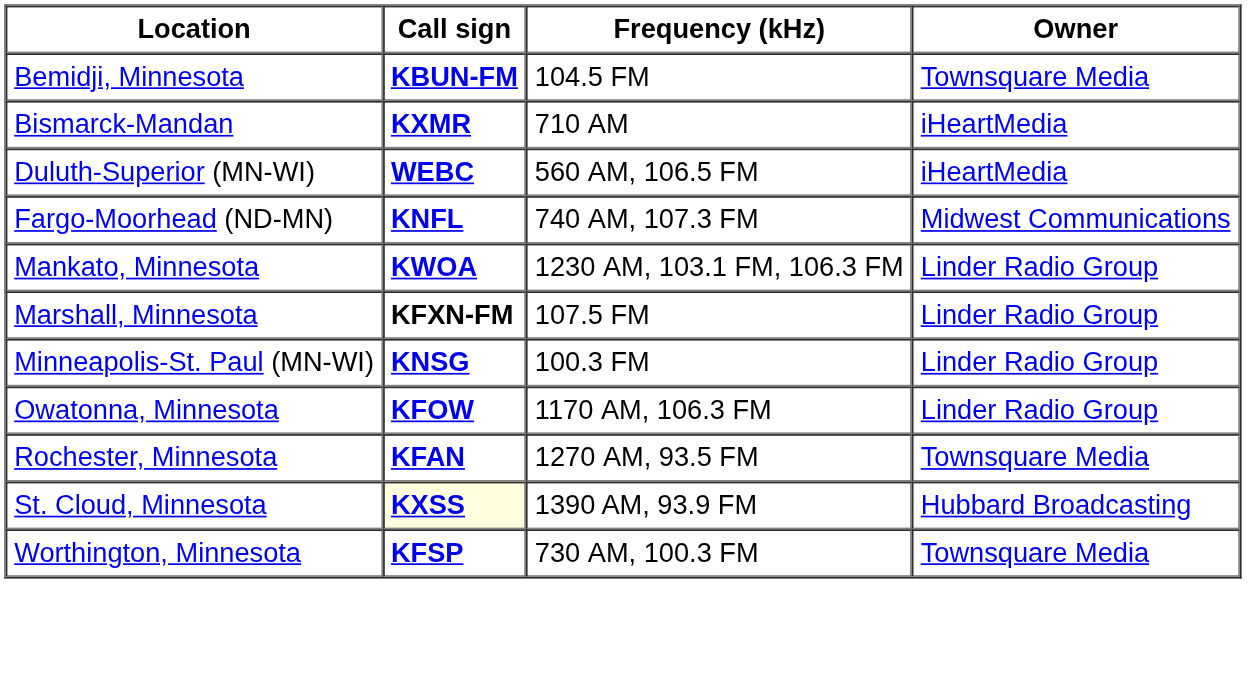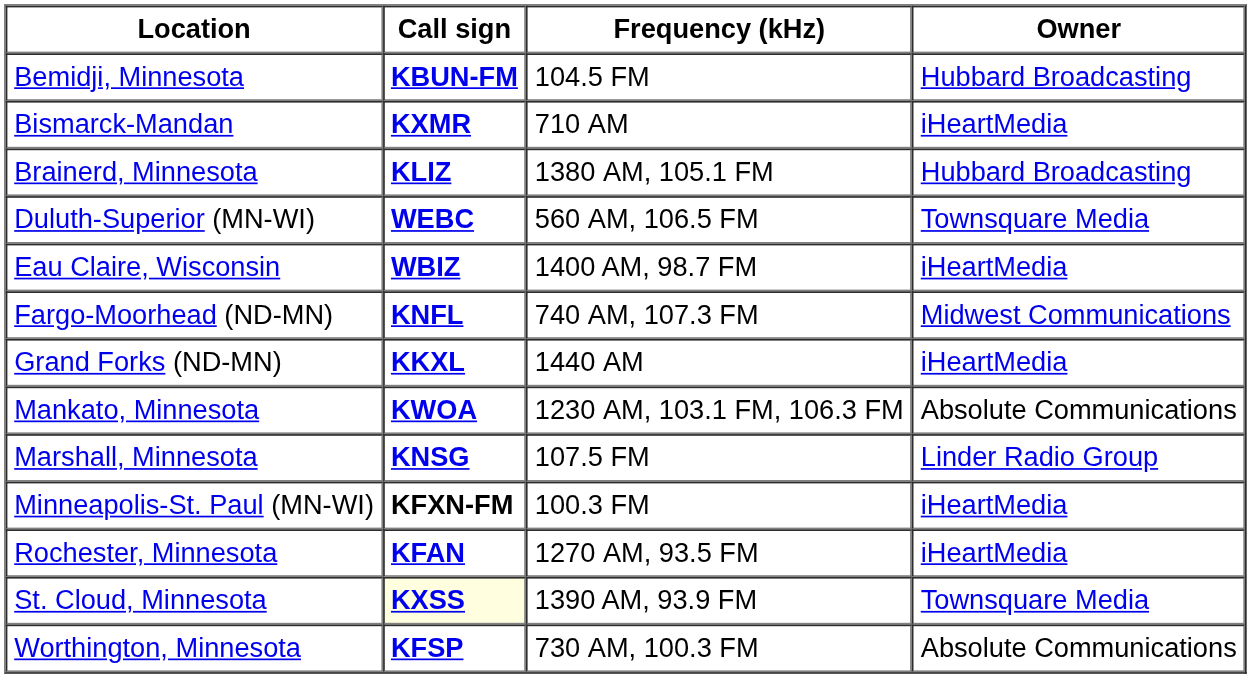(1035, 76) Townsquare Media -> (1056, 76) Hubbard Broadcasting
+ row: (136, 171)
(994, 171) iHeartMedia -> (1035, 219) Townsquare Media
+ row: (147, 267)
+ row: (148, 362)
(1039, 267) Linder Radio Group -> (1079, 409) Absolute Communications
(452, 314) KFXN-FM -> (430, 457) KNSG
(430, 362) KNSG -> (452, 505) KFXN-FM
(1039, 362) Linder Radio Group -> (994, 505) iHeartMedia
- row: (147, 409)
(1035, 457) Townsquare Media -> (994, 552) iHeartMedia
(1056, 505) Hubbard Broadcasting -> (1035, 600) Townsquare Media
(1035, 552) Townsquare Media -> (1079, 647) Absolute Communications
